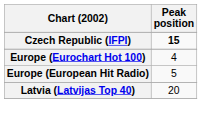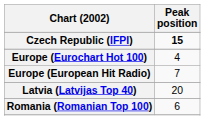(174, 73) 5 -> (177, 73) 7
+ row: (79, 106)
